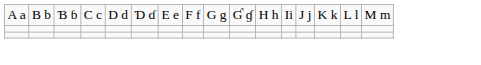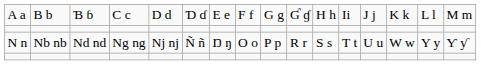+ row: (17, 42)
